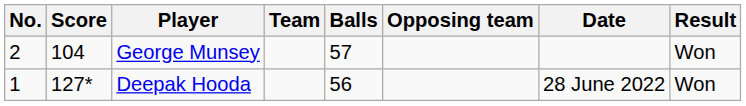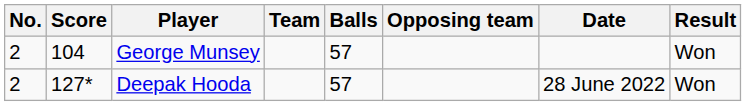(15, 84) 1 -> (15, 84) 2
(341, 84) 56 -> (341, 84) 57
